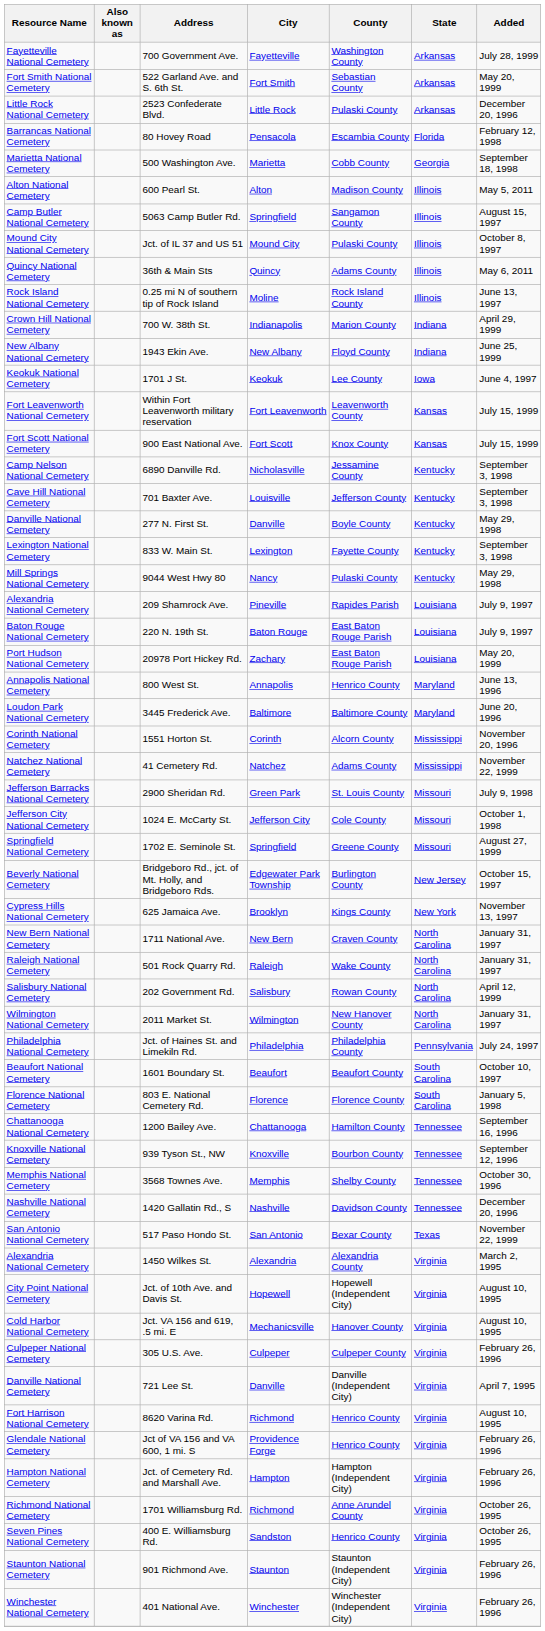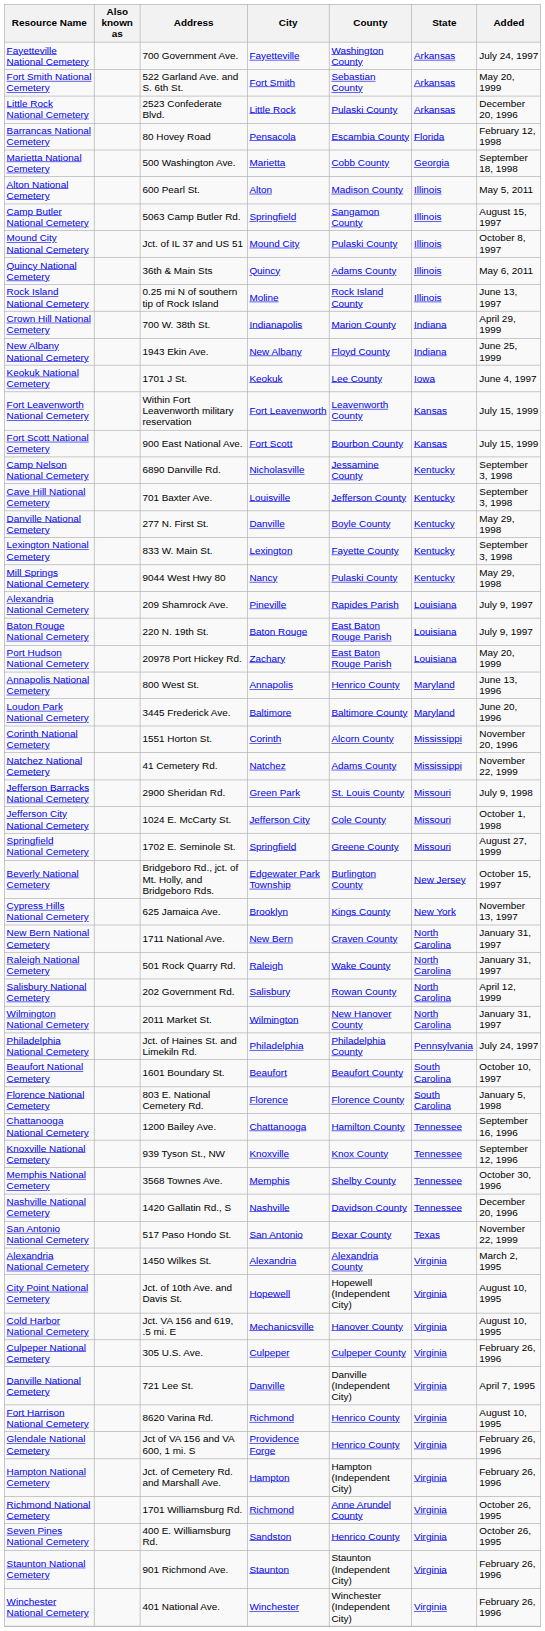(509, 55) July 28, 1999 -> (509, 55) July 24, 1997
(360, 443) Knox County -> (367, 443) Bourbon County
(367, 1154) Bourbon County -> (360, 1154) Knox County
